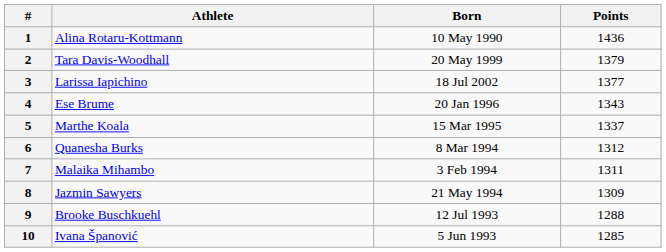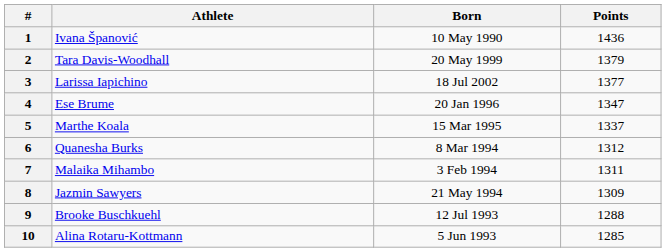(119, 38) Alina Rotaru-Kottmann -> (96, 38) Ivana Španović
(611, 104) 1343 -> (611, 104) 1347
(96, 236) Ivana Španović -> (119, 236) Alina Rotaru-Kottmann
